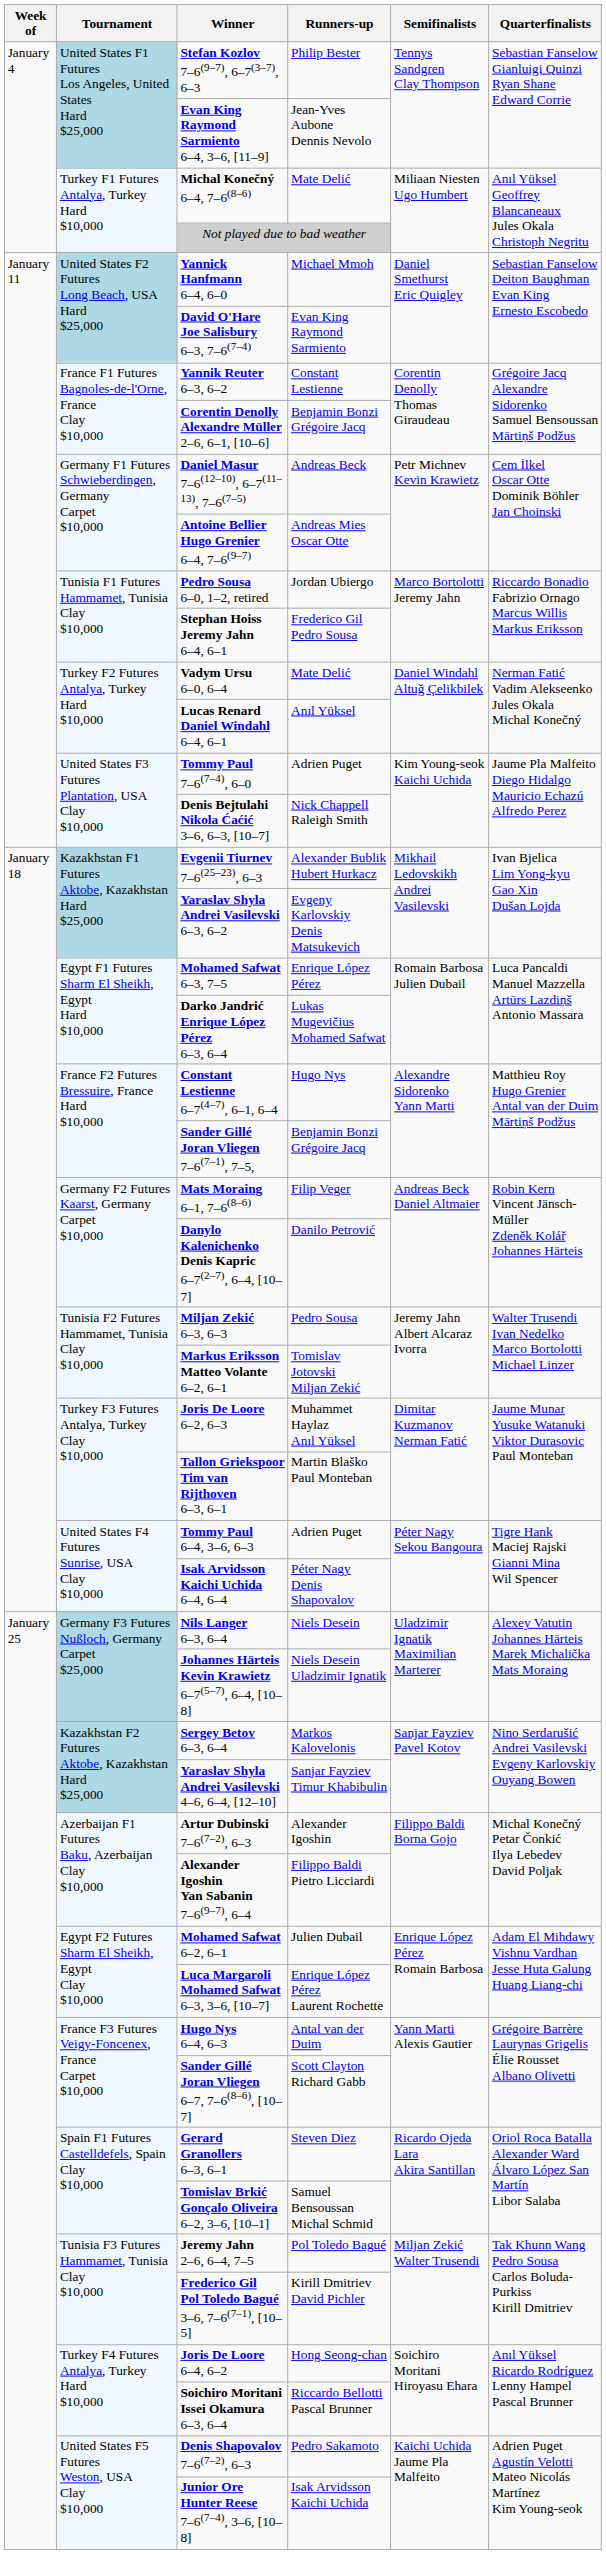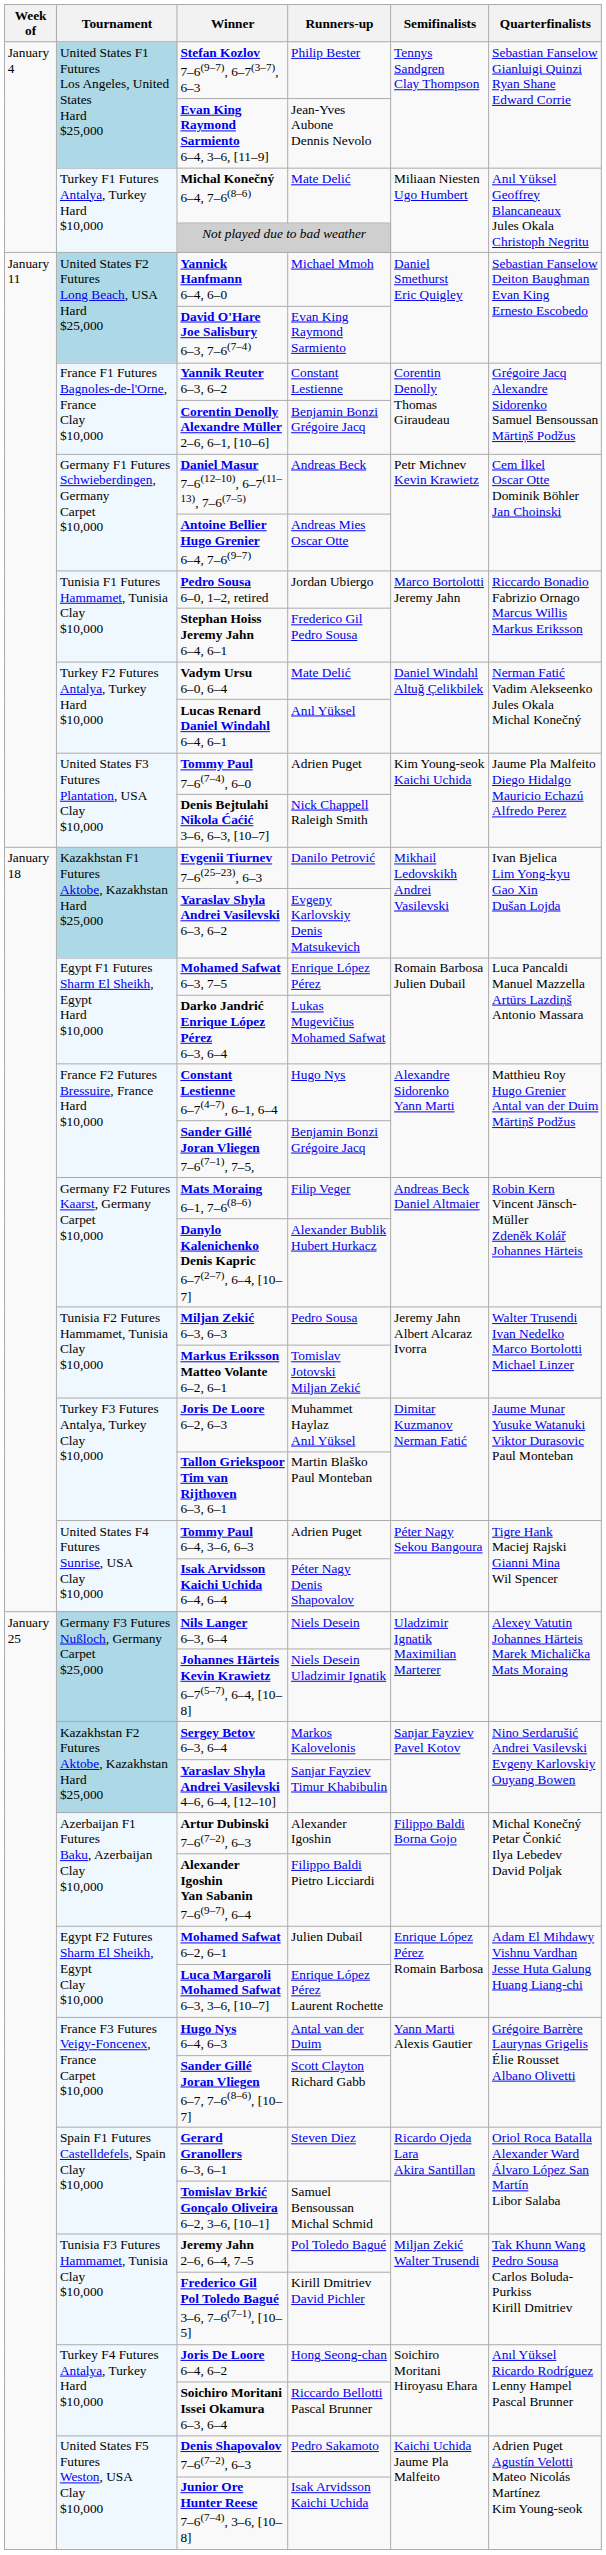(339, 865) Alexander Bublik Hubert Hurkacz -> (333, 858) Danilo Petrović
(333, 1229) Danilo Petrović -> (339, 1237) Alexander Bublik Hubert Hurkacz
